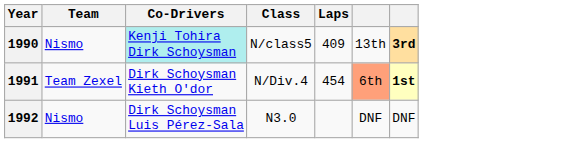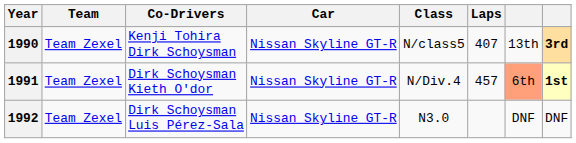+ column: (323, 15)
(64, 44) Nismo -> (83, 44) Team Zexel
(182, 44) paleturquoise background -> (182, 44) no background
(333, 44) 409 -> (486, 44) 407
(333, 81) 454 -> (486, 81) 457
(64, 118) Nismo -> (83, 118) Team Zexel
